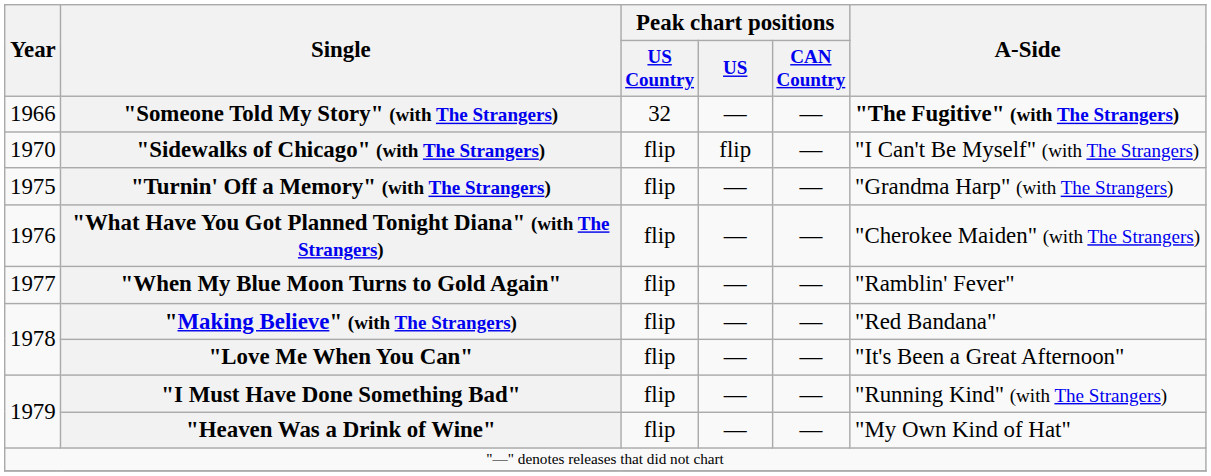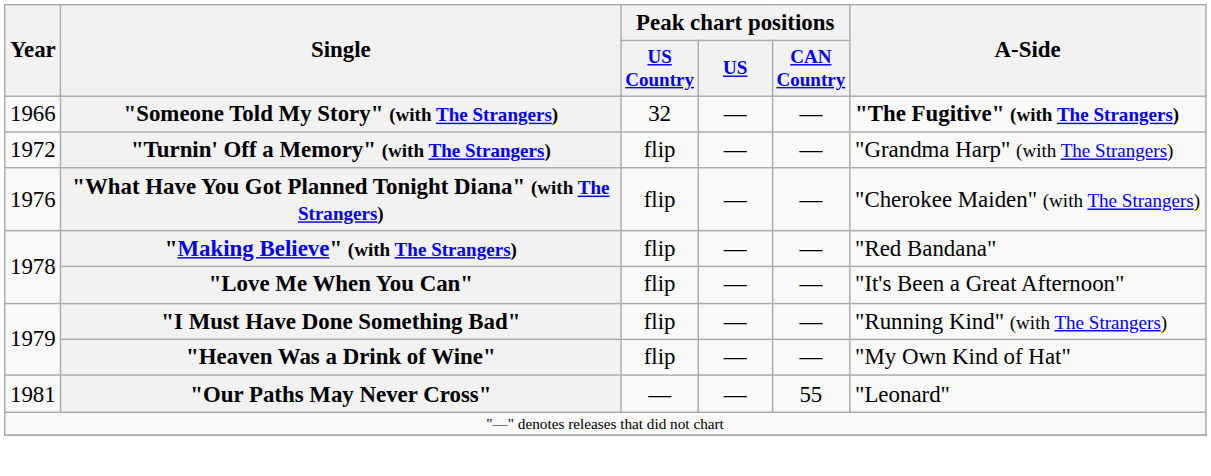- row: (341, 150)
(33, 186) 1975 -> (33, 150) 1972
- row: (341, 284)
+ row: (341, 393)
